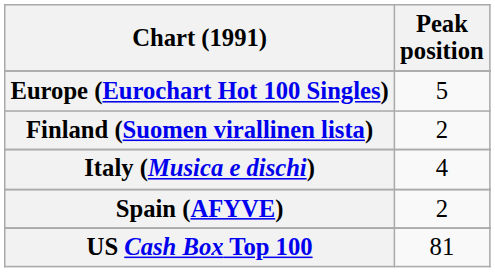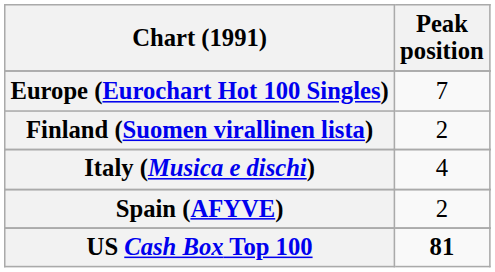(442, 90) 5 -> (442, 90) 7
(442, 247) normal -> (442, 247) bold
